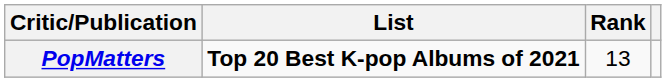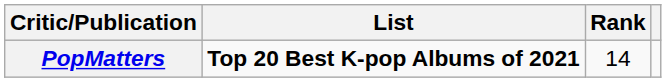(618, 58) 13 -> (618, 58) 14
